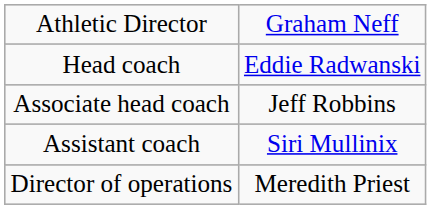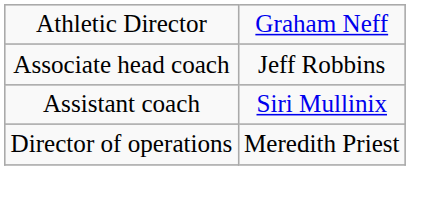- row: (121, 64)
